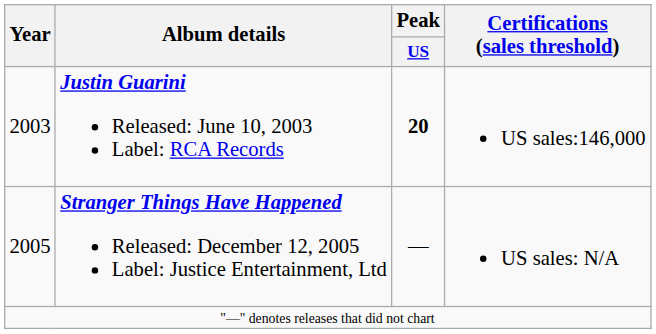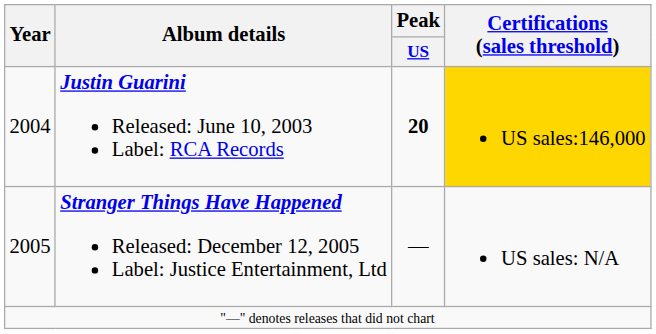(30, 126) 2003 -> (30, 126) 2004
(548, 138) no background -> (548, 138) gold background
